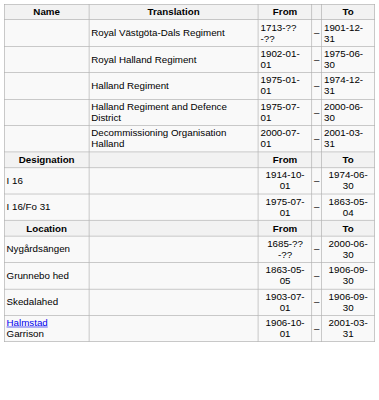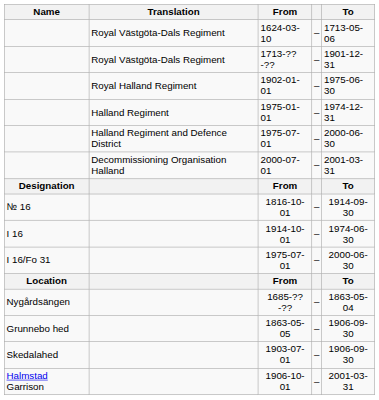+ row: (47, 33)
+ row: (19, 207)
(348, 207) 1863-05-04 -> (348, 260) 2000-06-30
(348, 249) 2000-06-30 -> (348, 302) 1863-05-04
